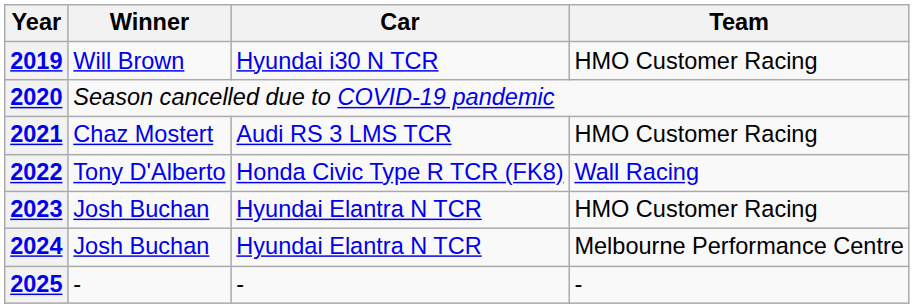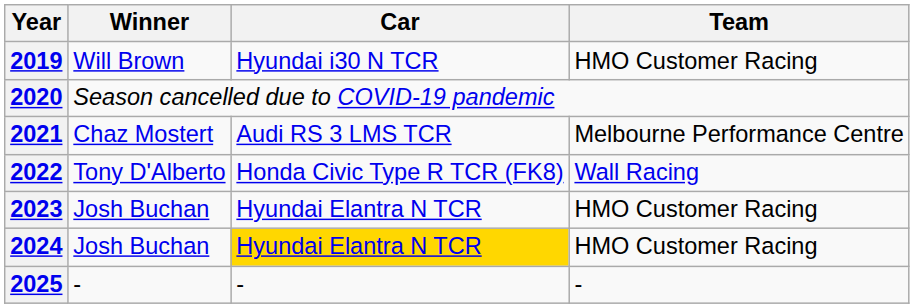(696, 135) HMO Customer Racing -> (739, 135) Melbourne Performance Centre
(359, 246) no background -> (359, 246) gold background
(739, 246) Melbourne Performance Centre -> (696, 246) HMO Customer Racing
